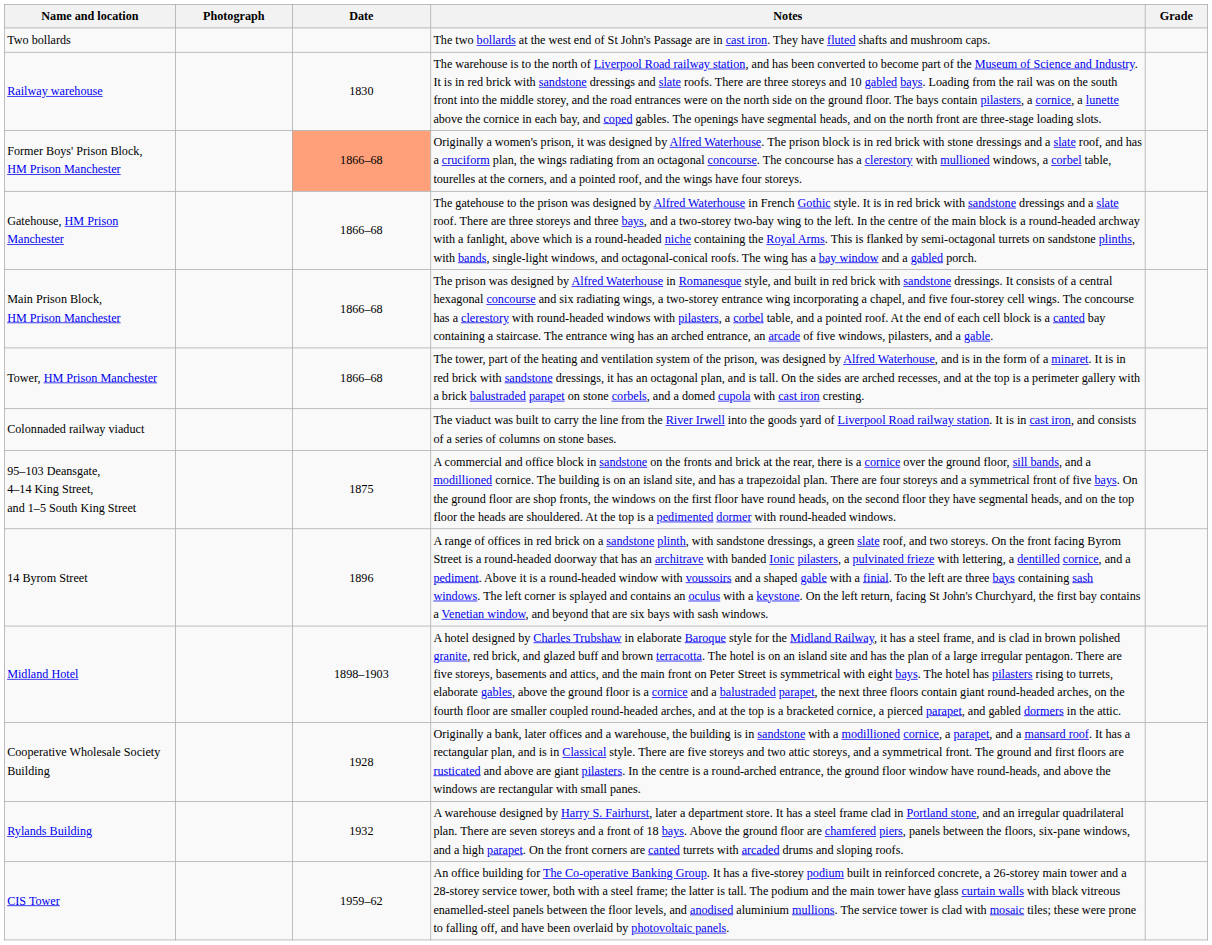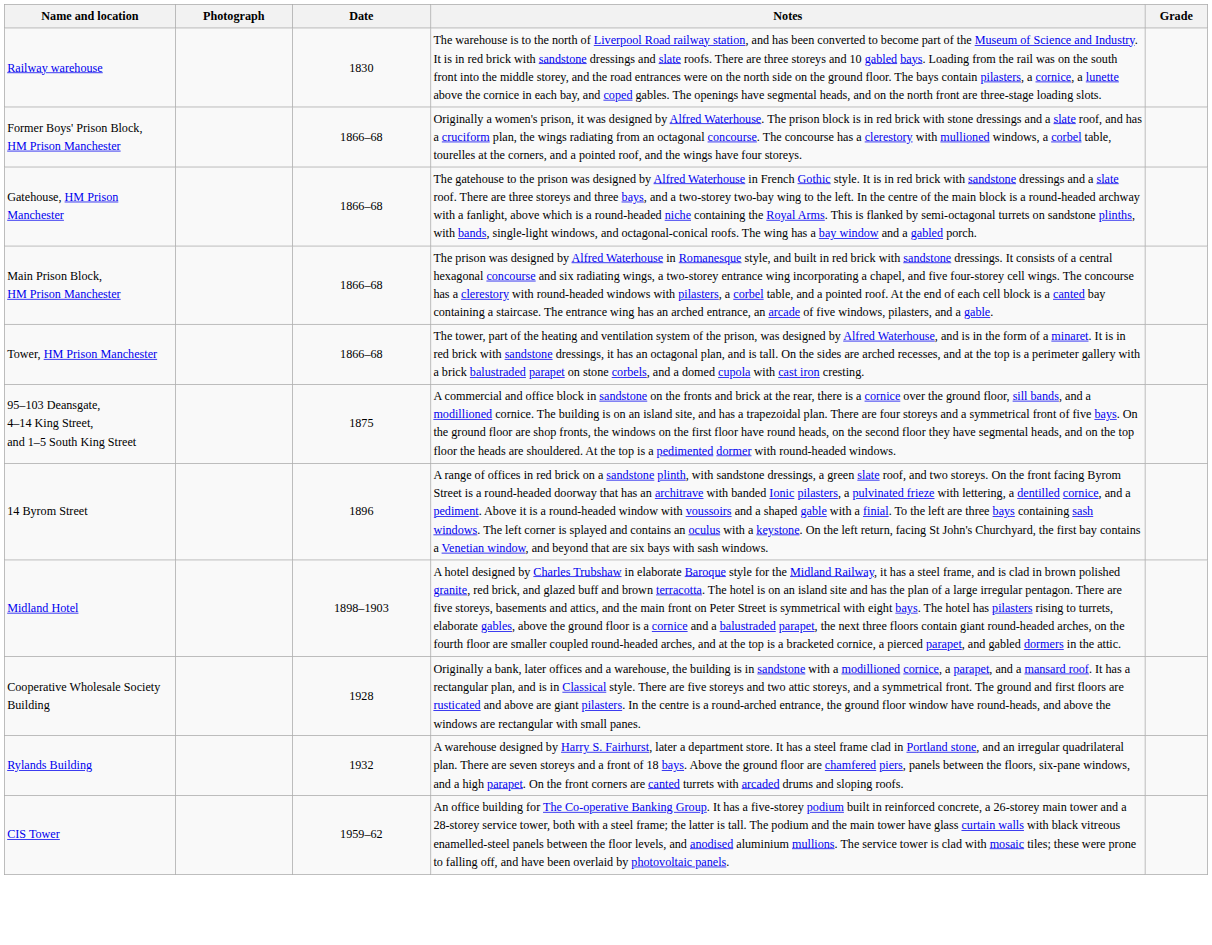- row: (39, 40)
(361, 160) lightsalmon background -> (361, 137) no background
- row: (76, 429)
